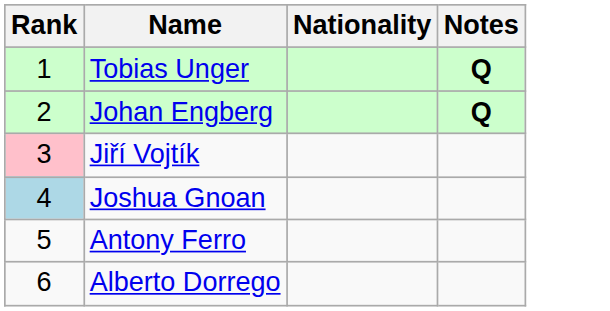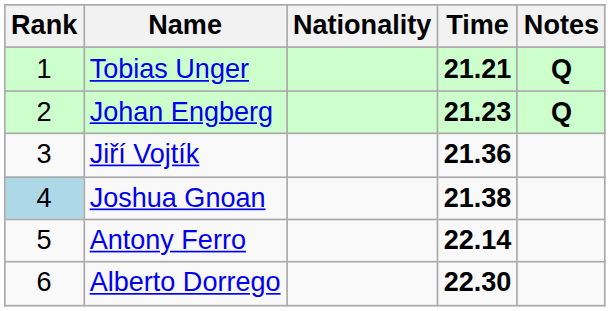+ column: (478, 25)
(44, 154) pink background -> (44, 154) no background
